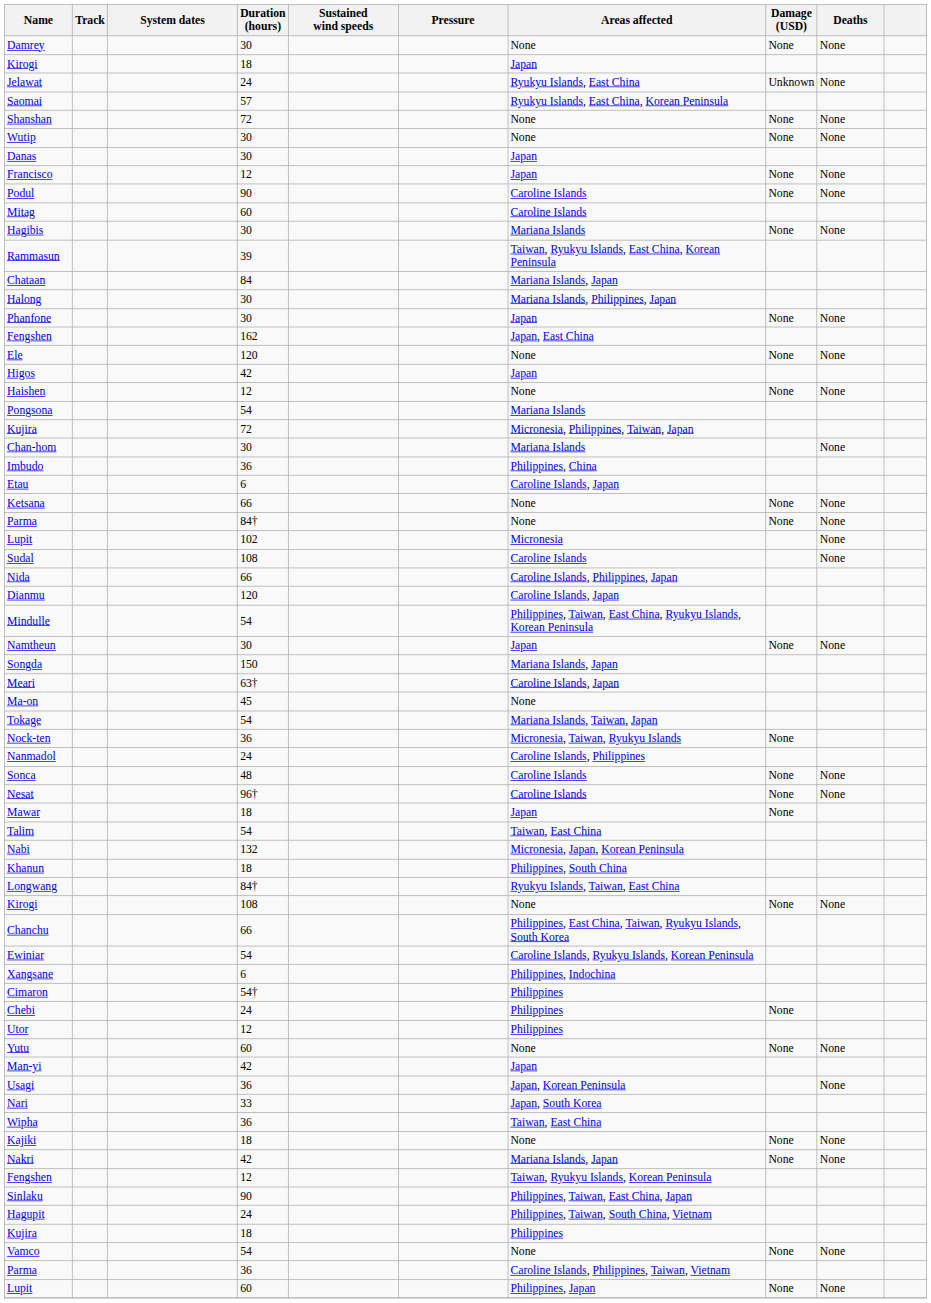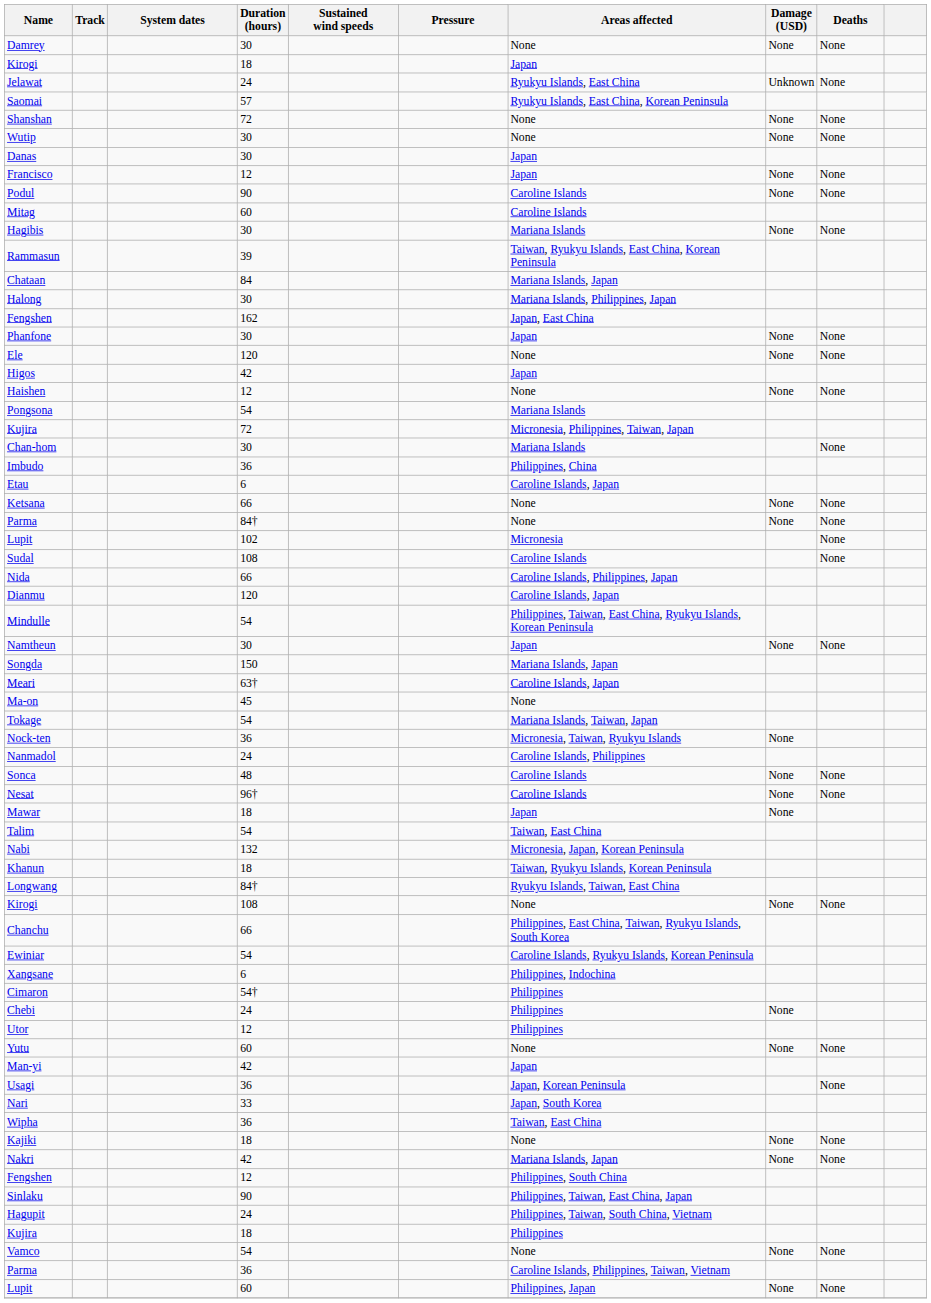rows swapped: (29, 336) <-> (29, 317)
(569, 868) Philippines, South China -> (611, 868) Taiwan, Ryukyu Islands, Korean Peninsula
(611, 1177) Taiwan, Ryukyu Islands, Korean Peninsula -> (569, 1177) Philippines, South China
